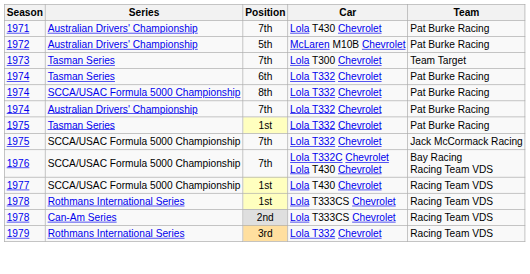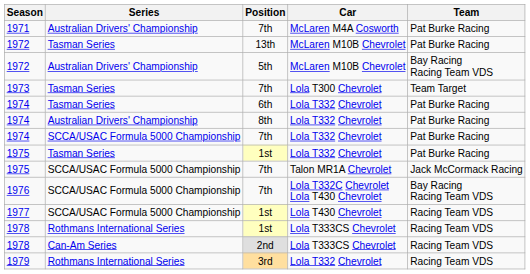(336, 29) Lola T430 Chevrolet -> (344, 29) McLaren M4A Cosworth
+ row: (18, 45)
(450, 45) Pat Burke Racing -> (452, 67) Bay Racing Racing Team VDS
(144, 93) SCCA/USAC Formula 5000 Championship -> (123, 121) Australian Drivers' Championship
(123, 109) Australian Drivers' Championship -> (144, 137) SCCA/USAC Formula 5000 Championship
(336, 142) Lola T332 Chevrolet -> (341, 169) Talon MR1A Chevrolet
